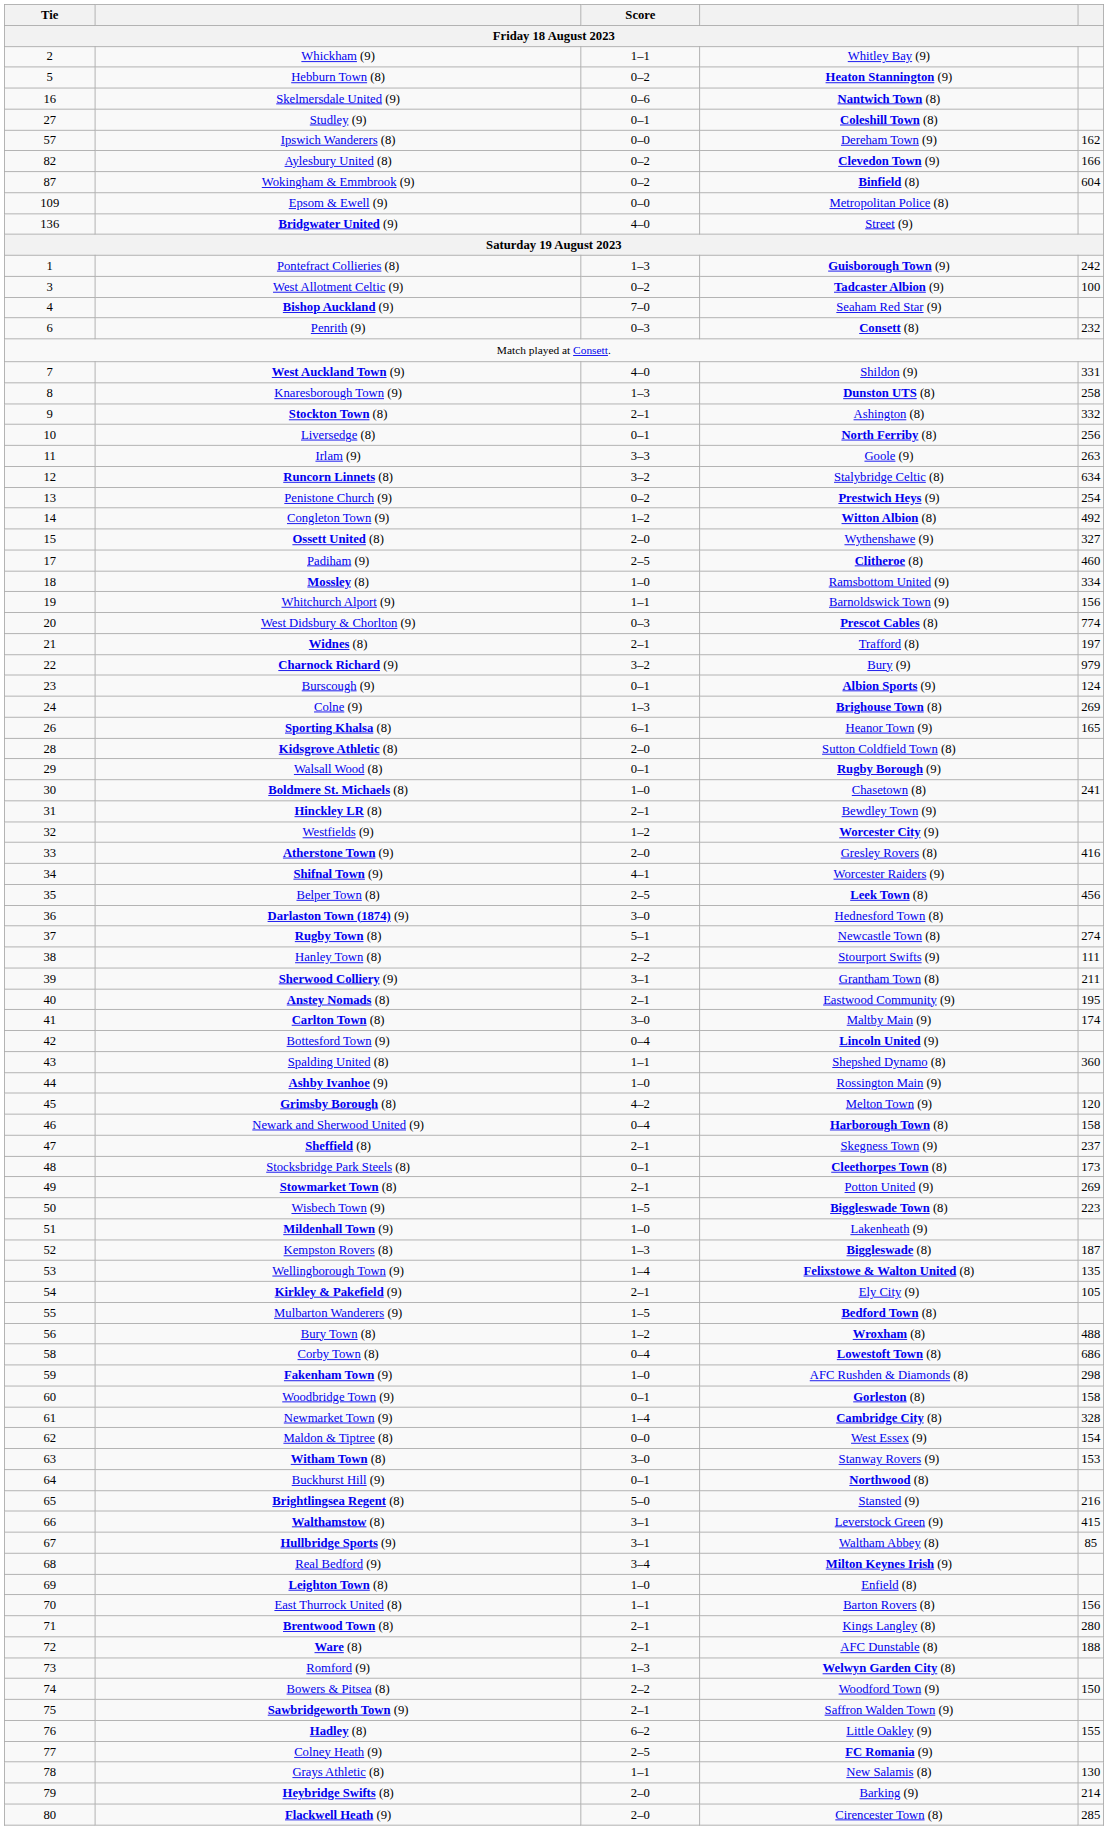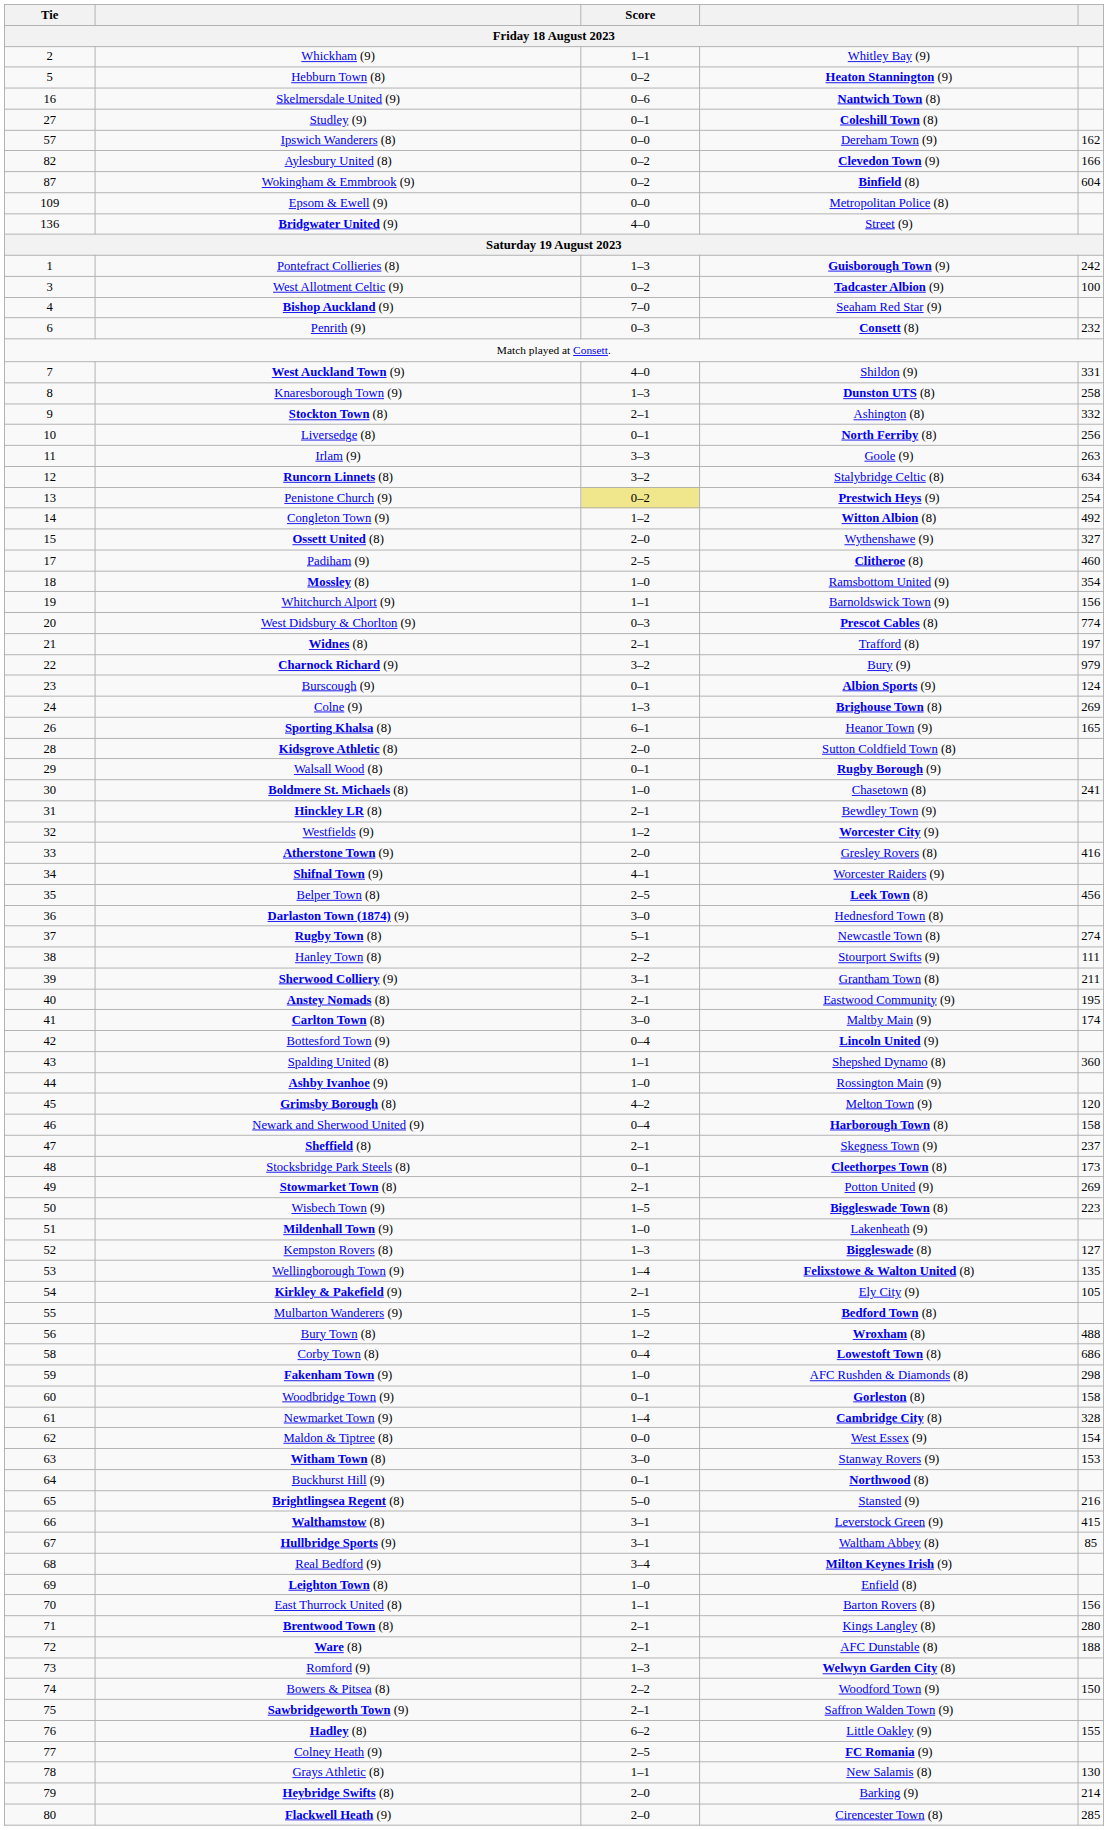(640, 498) no background -> (640, 498) khaki background
(1091, 581) 334 -> (1091, 581) 354
(1091, 1250) 187 -> (1091, 1250) 127
